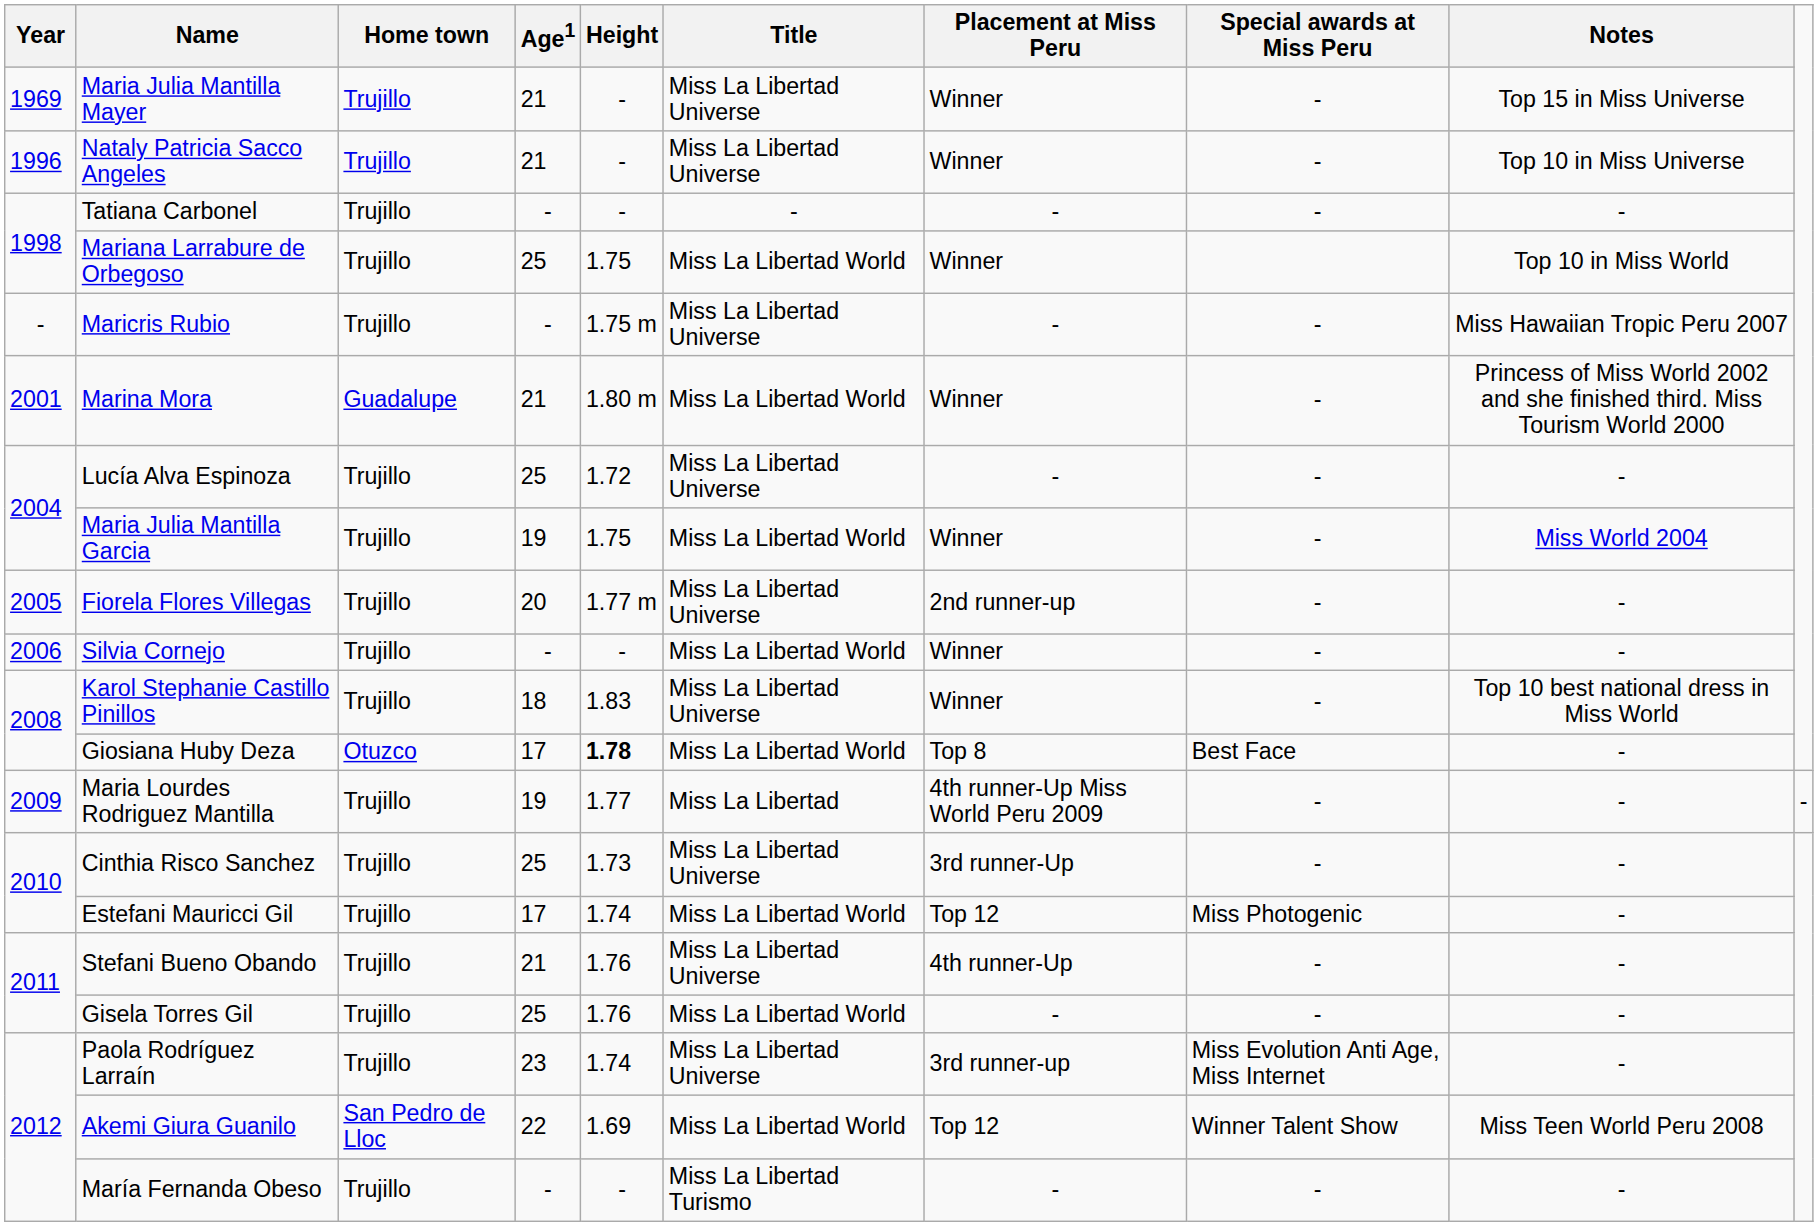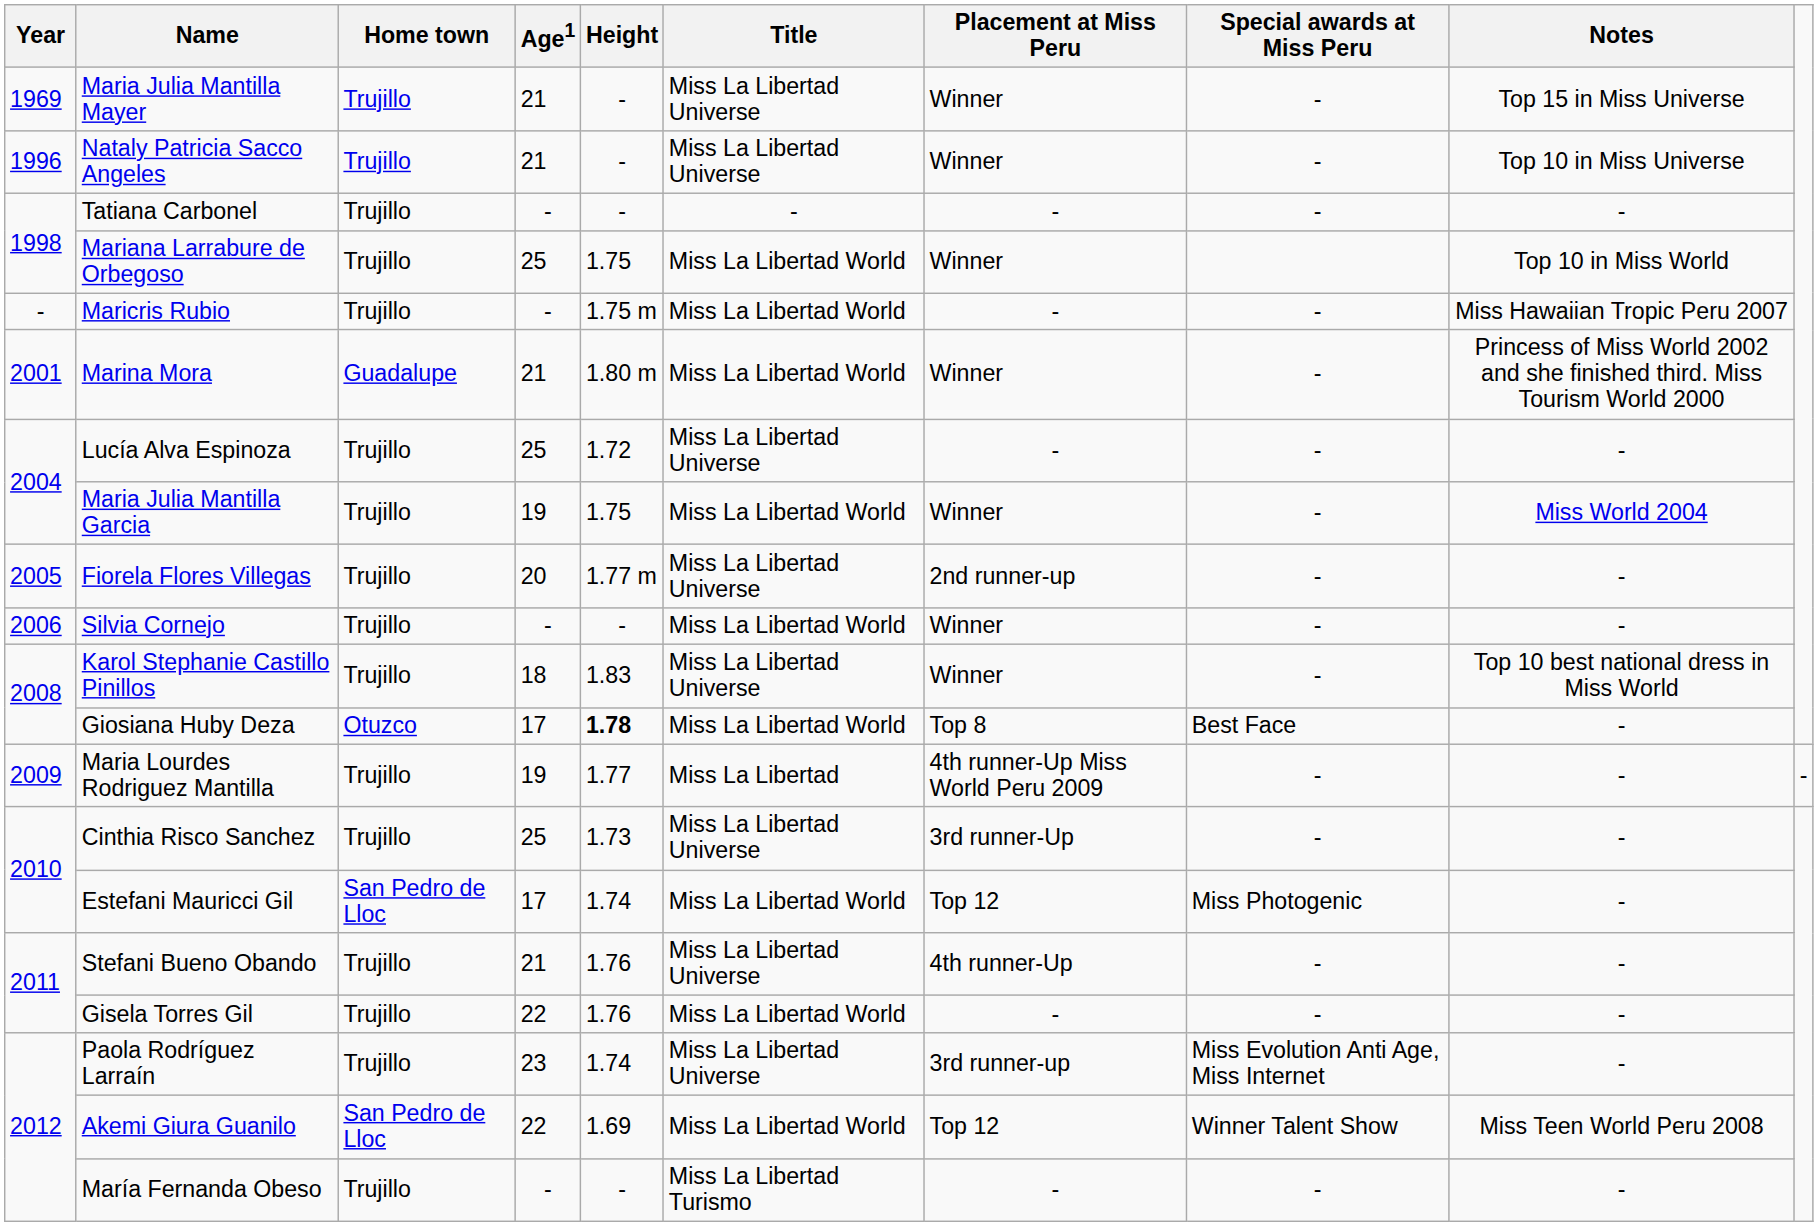(754, 324) Miss La Libertad Universe -> (787, 311) Miss La Libertad World
(377, 914) Trujillo -> (414, 901) San Pedro de Lloc
(534, 1013) 25 -> (534, 1013) 22
